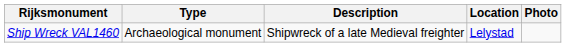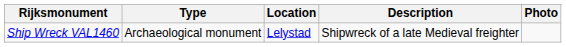columns swapped: (494, 13) <-> (366, 13)
